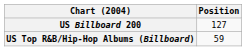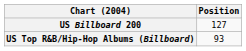(219, 39) 59 -> (219, 39) 93
